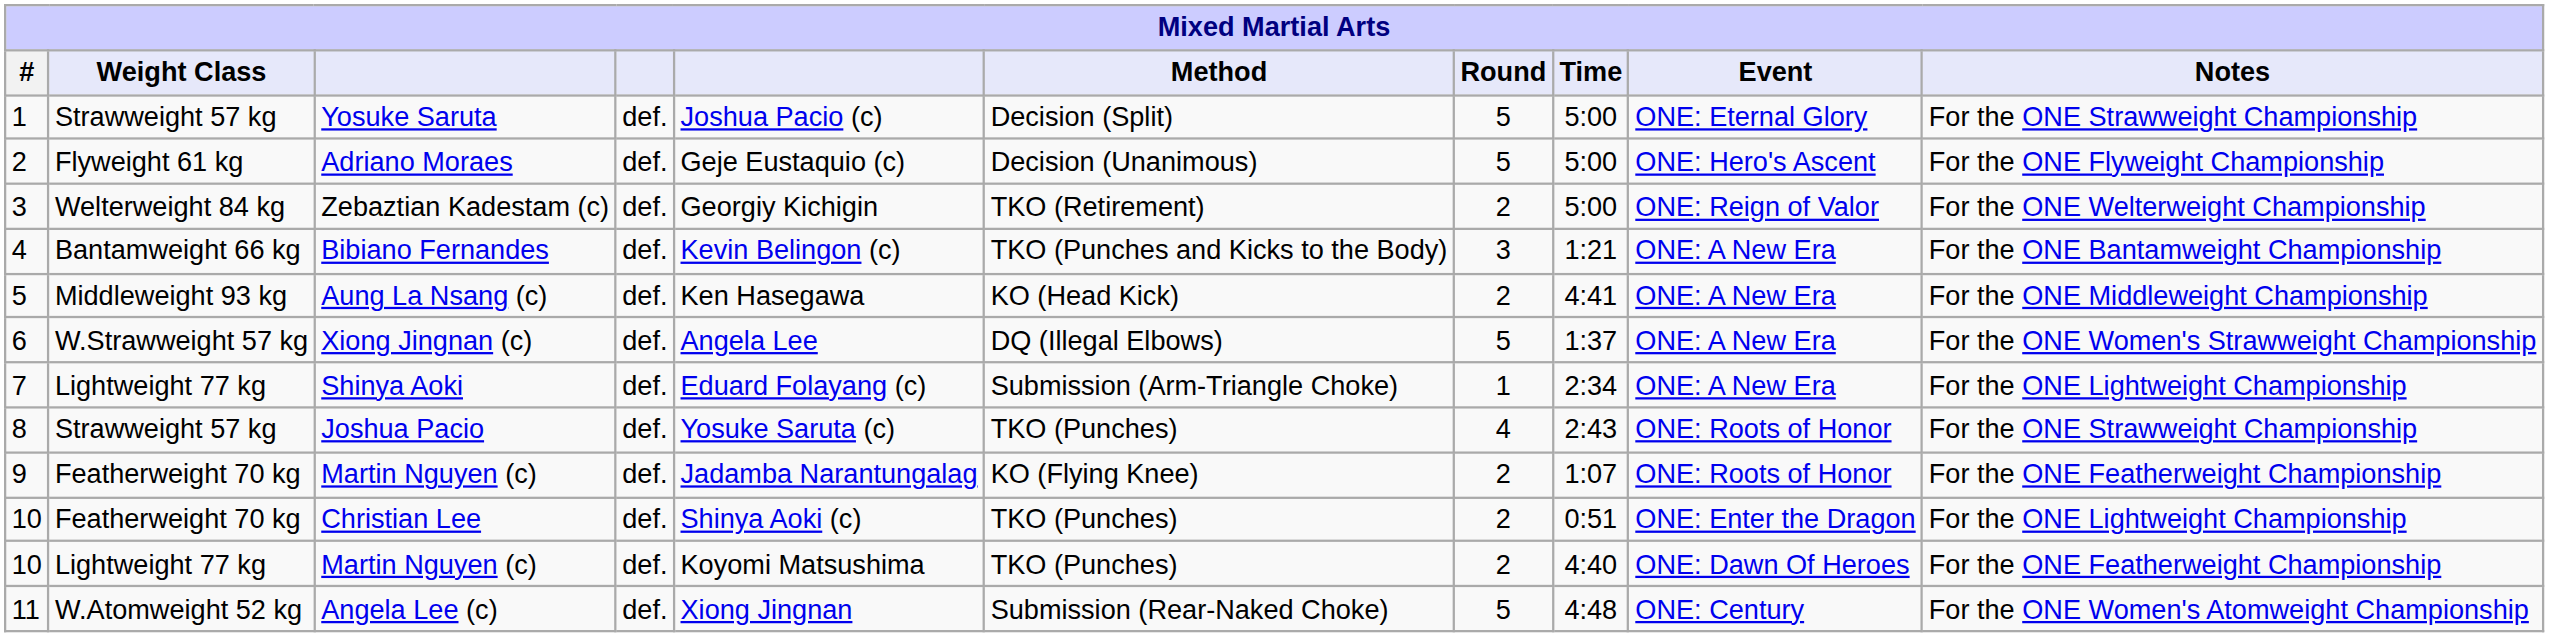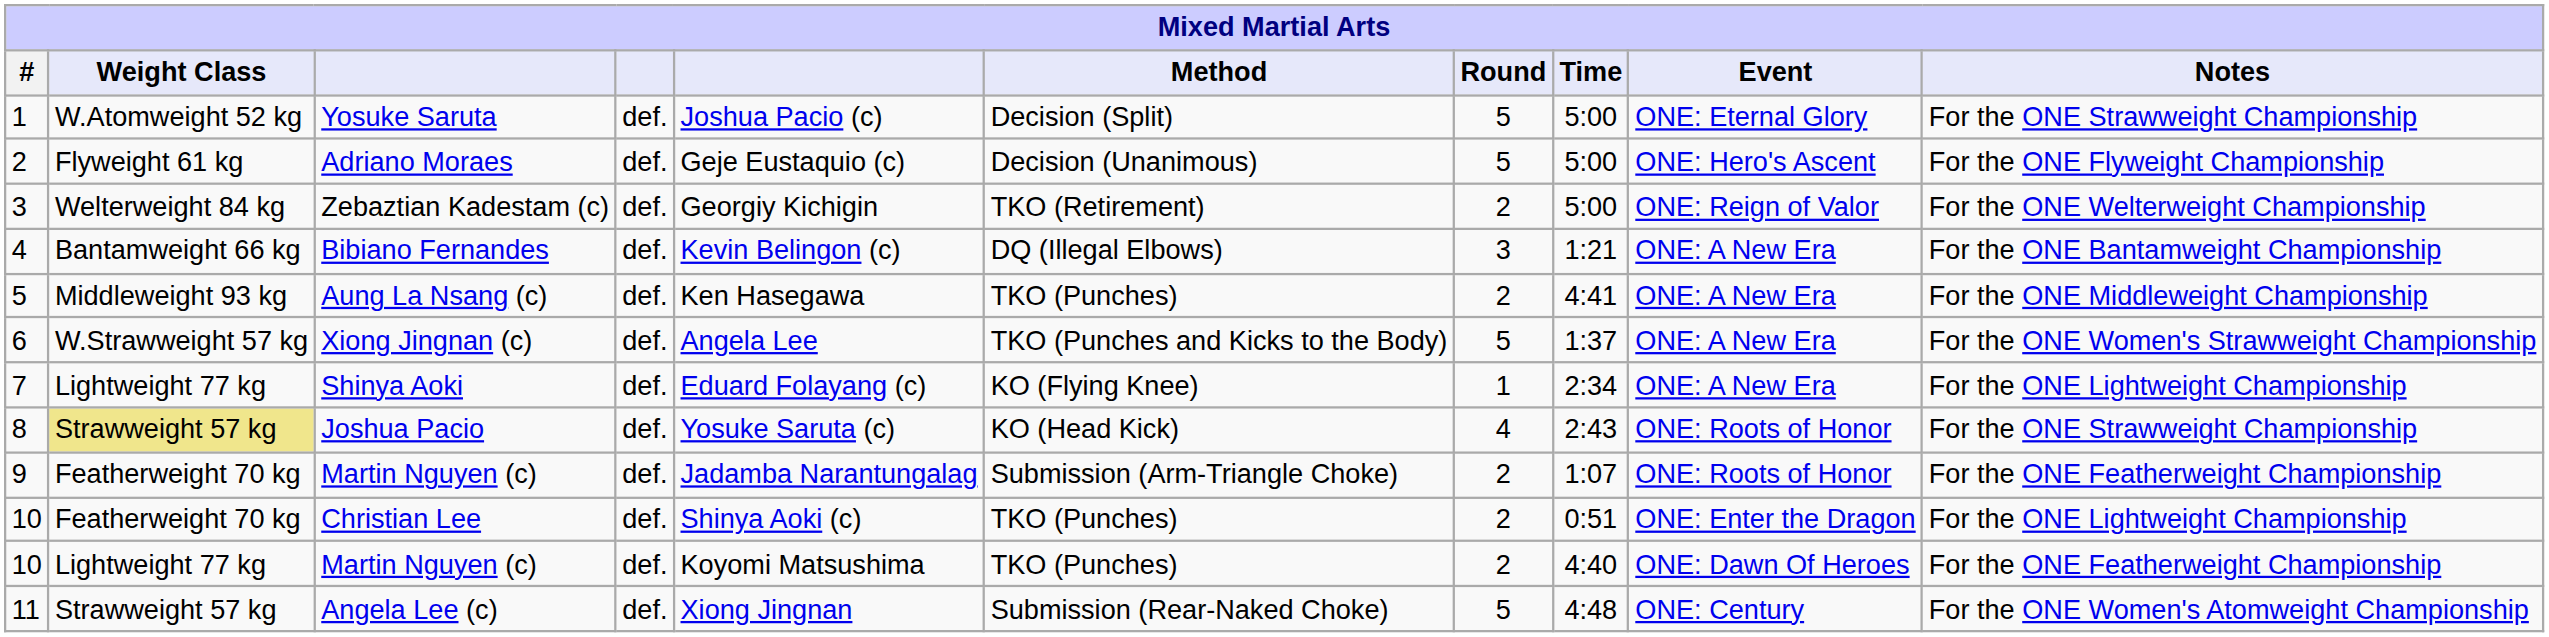(166, 117) Strawweight 57 kg -> (179, 117) W.Atomweight 52 kg
(1219, 251) TKO (Punches and Kicks to the Body) -> (1107, 251) DQ (Illegal Elbows)
(1085, 296) KO (Head Kick) -> (1084, 296) TKO (Punches)
(1107, 340) DQ (Illegal Elbows) -> (1219, 340) TKO (Punches and Kicks to the Body)
(1194, 385) Submission (Arm-Triangle Choke) -> (1095, 385) KO (Flying Knee)
(166, 430) no background -> (166, 430) khaki background
(1084, 430) TKO (Punches) -> (1085, 430) KO (Head Kick)
(1095, 475) KO (Flying Knee) -> (1194, 475) Submission (Arm-Triangle Choke)
(179, 609) W.Atomweight 52 kg -> (166, 609) Strawweight 57 kg
